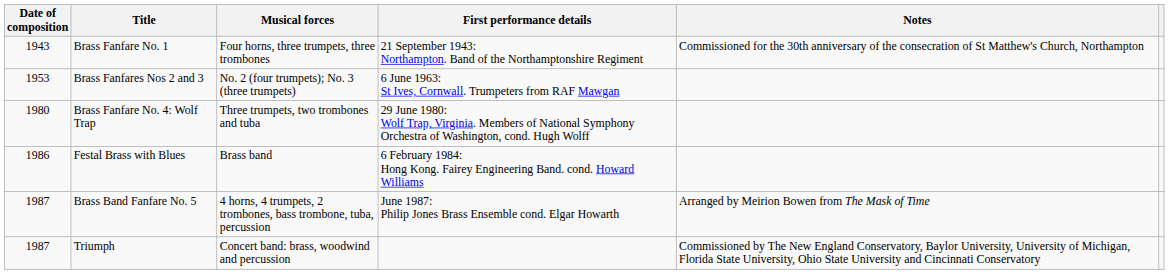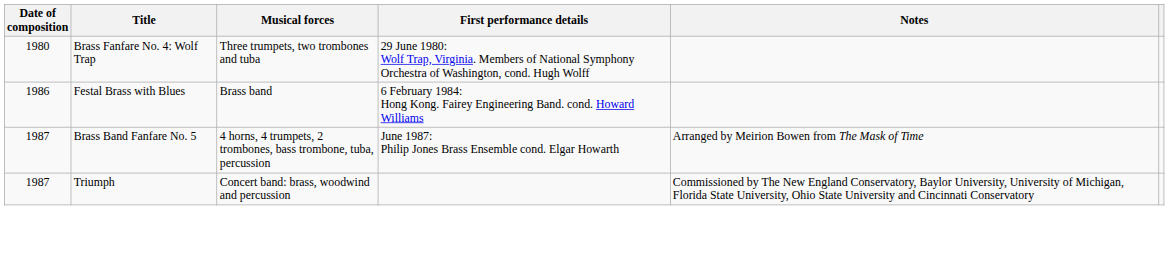- row: (121, 45)
- row: (139, 78)
